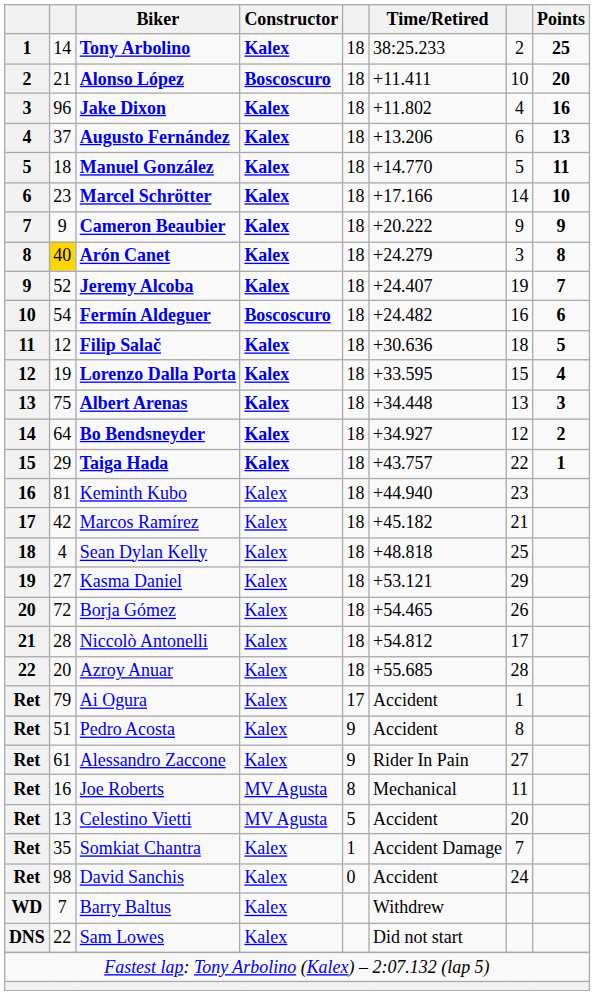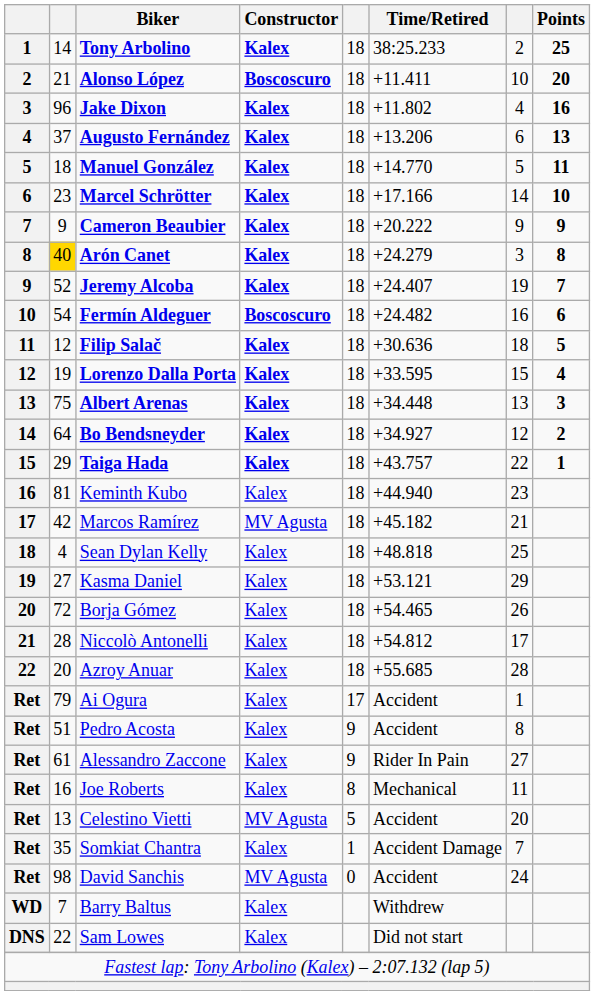(266, 522) Kalex -> (286, 522) MV Agusta
(286, 788) MV Agusta -> (266, 788) Kalex
(266, 877) Kalex -> (286, 877) MV Agusta
